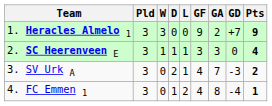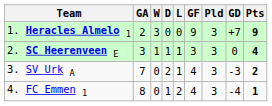columns swapped: (145, 13) <-> (217, 13)
